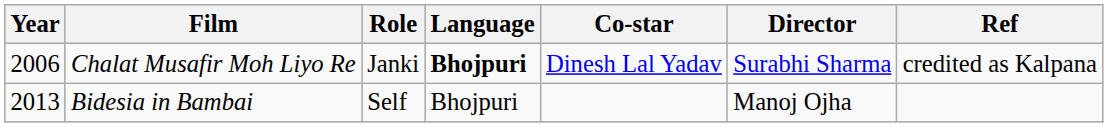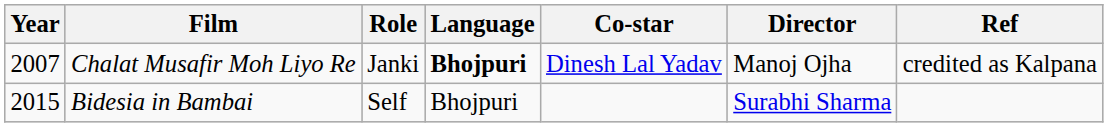(35, 63) 2006 -> (35, 63) 2007
(812, 63) Surabhi Sharma -> (792, 63) Manoj Ojha
(35, 102) 2013 -> (35, 102) 2015
(792, 102) Manoj Ojha -> (812, 102) Surabhi Sharma
